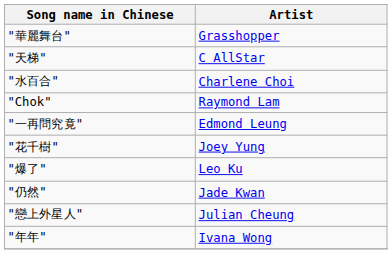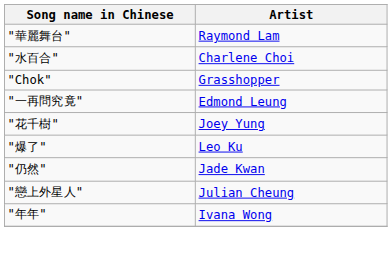(239, 36) Grasshopper -> (239, 36) Raymond Lam
- row: (27, 58)
(239, 103) Raymond Lam -> (239, 80) Grasshopper
